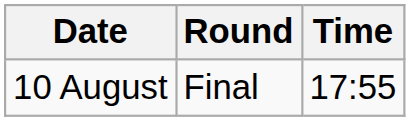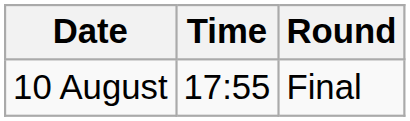columns swapped: (353, 32) <-> (238, 32)
